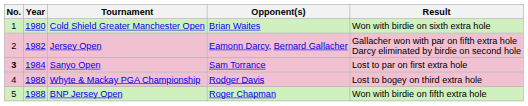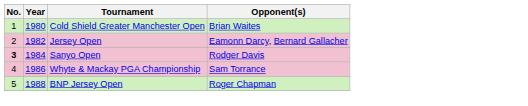- column: (437, 12)
(237, 65) Sam Torrance -> (237, 55) Rodger Davis
(237, 80) Rodger Davis -> (237, 69) Sam Torrance
